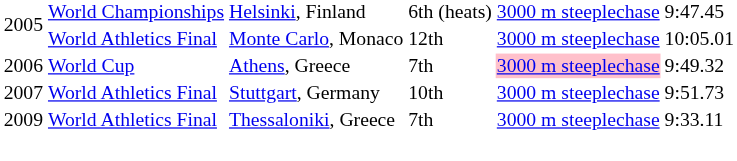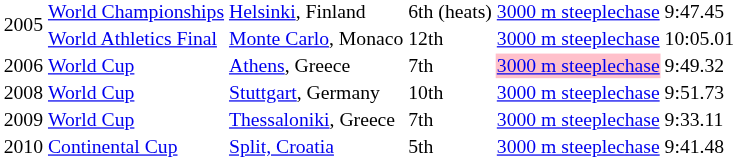(23, 92) 2007 -> (23, 92) 2008
(132, 92) World Athletics Final -> (91, 92) World Cup
(132, 119) World Athletics Final -> (91, 119) World Cup
+ row: (281, 146)
